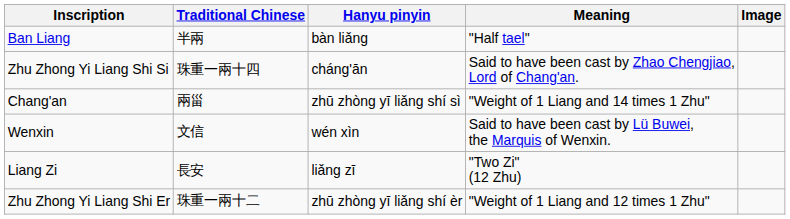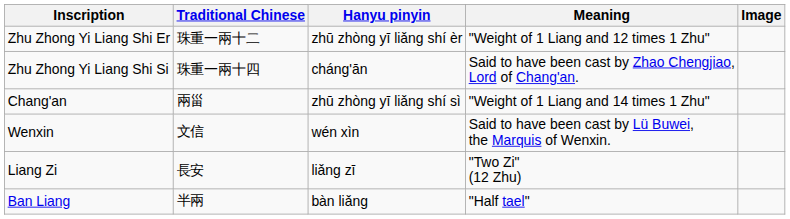rows swapped: (89, 201) <-> (39, 38)
